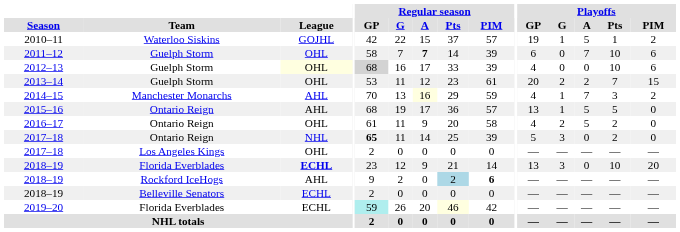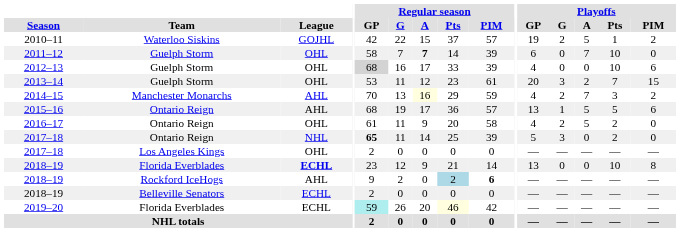(562, 39) 1 -> (562, 39) 2
(653, 53) 6 -> (653, 53) 0
(316, 67) lightyellow background -> (316, 67) no background
(562, 81) 2 -> (562, 81) 3
(562, 95) 1 -> (562, 95) 2
(653, 109) 0 -> (653, 109) 6
(562, 165) 3 -> (562, 165) 0
(653, 165) 20 -> (653, 165) 8
